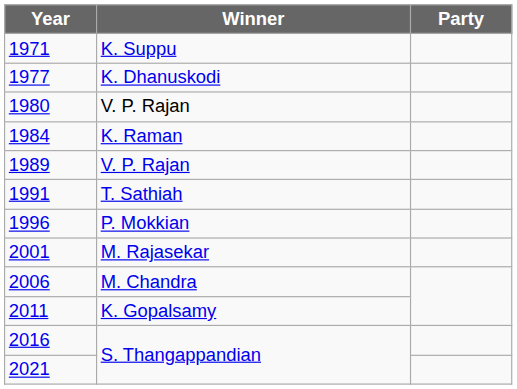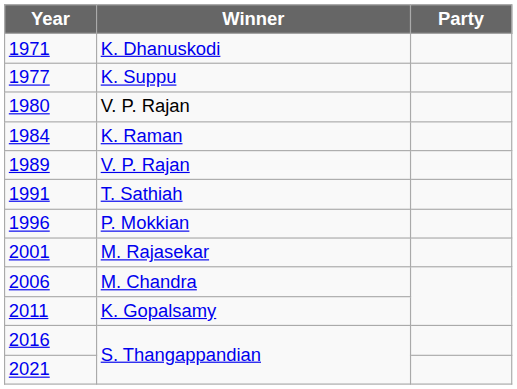(139, 48) K. Suppu -> (161, 48) K. Dhanuskodi
(161, 77) K. Dhanuskodi -> (139, 77) K. Suppu
